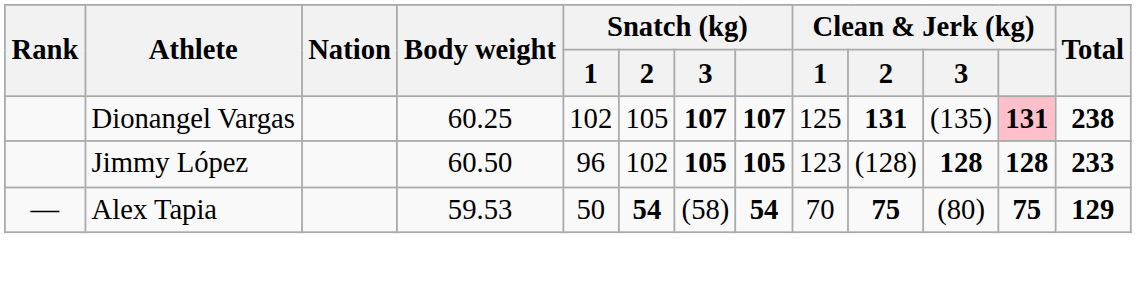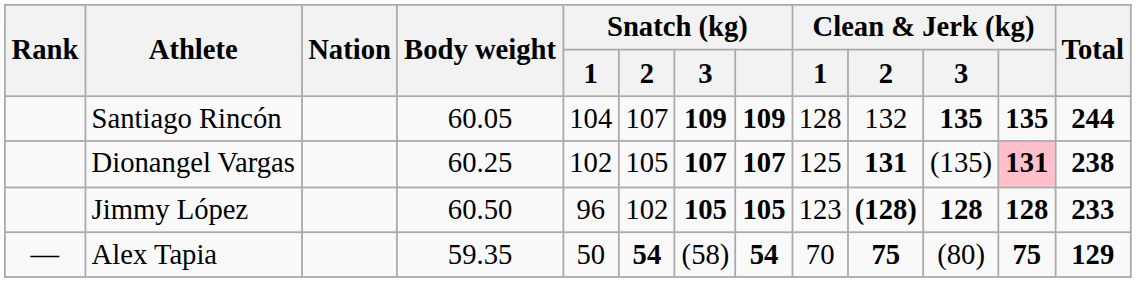+ row: (187, 118)
(886, 163) normal -> (886, 208) bold
(480, 208) 59.53 -> (480, 254) 59.35
